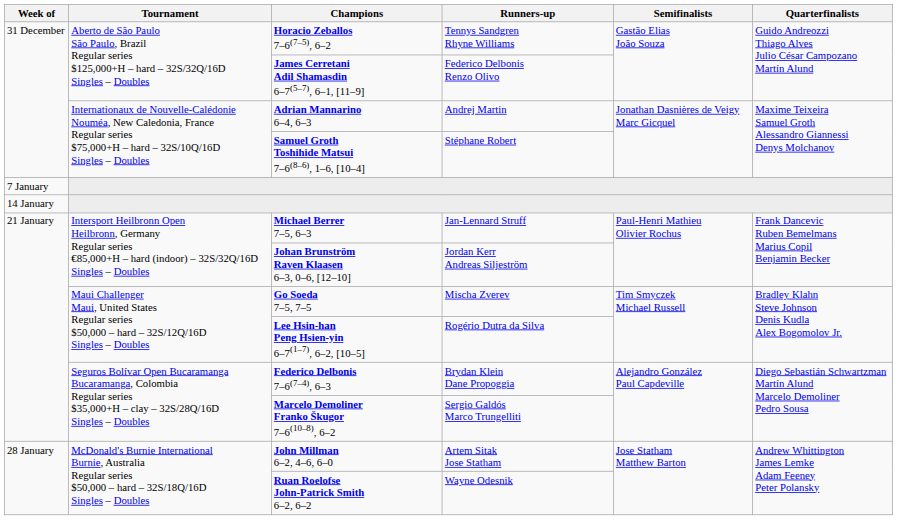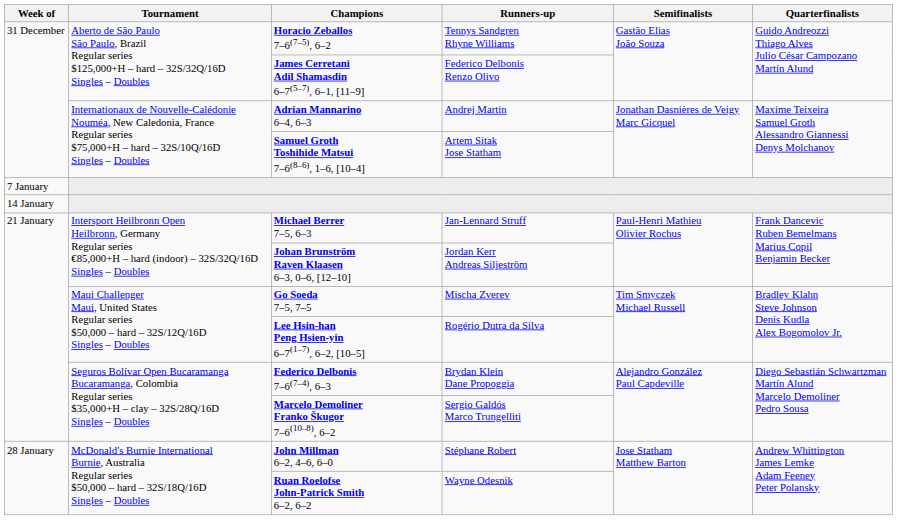(480, 139) Stéphane Robert -> (473, 146) Artem Sitak Jose Statham
(473, 456) Artem Sitak Jose Statham -> (480, 449) Stéphane Robert
